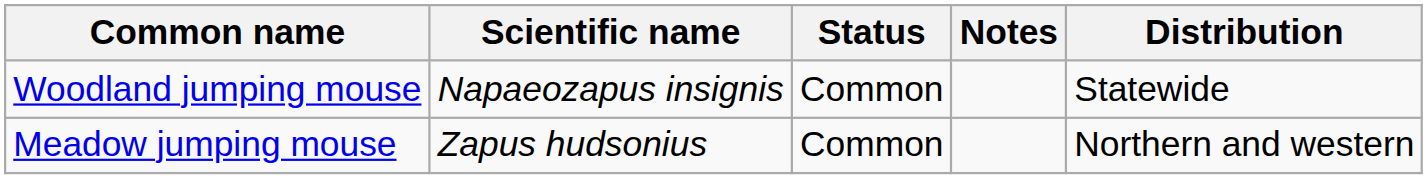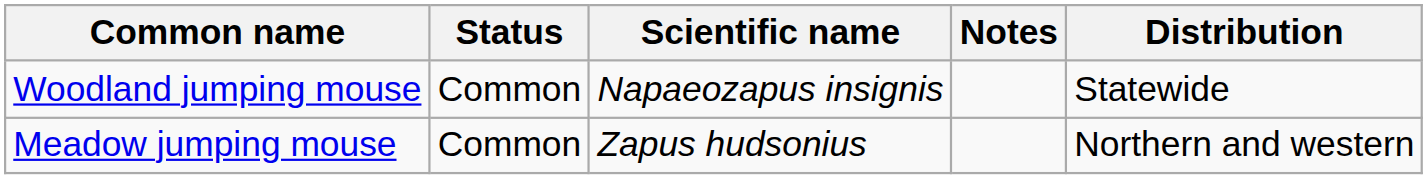columns swapped: (611, 32) <-> (872, 32)
